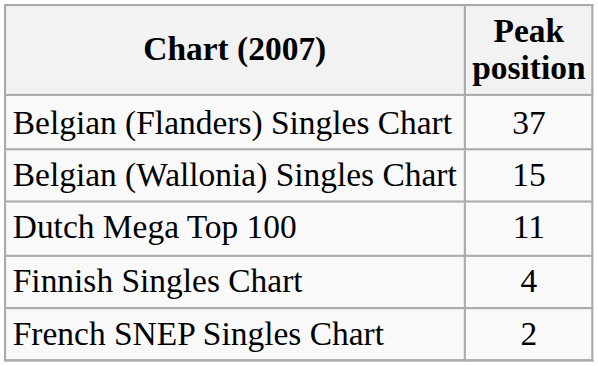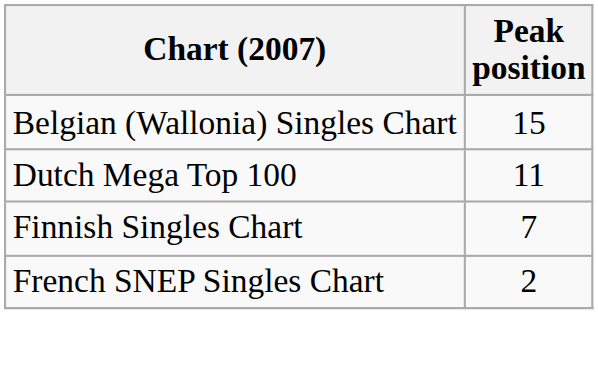- row: (232, 121)
(529, 280) 4 -> (529, 227) 7
